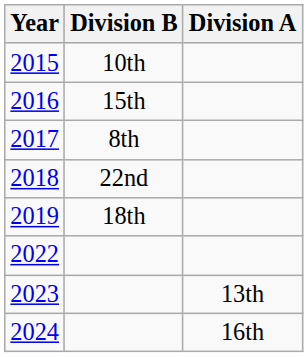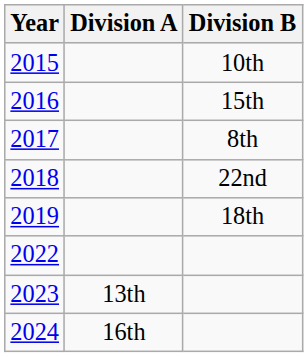columns swapped: (243, 23) <-> (124, 23)
